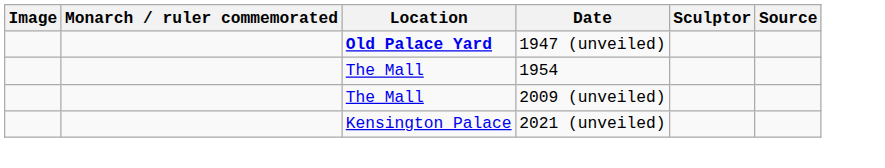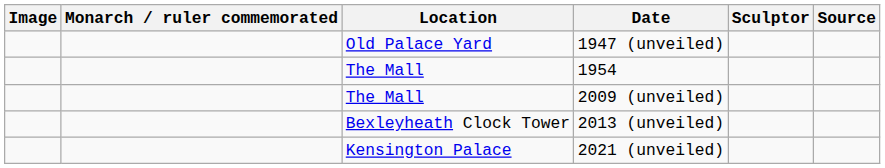(419, 44) bold -> (419, 44) normal
+ row: (651, 124)
